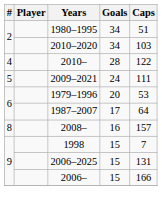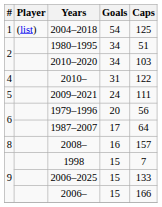+ row: (74, 29)
(115, 62) 28 -> (115, 78) 31
(143, 95) 53 -> (143, 111) 56
(143, 161) 131 -> (143, 177) 133
